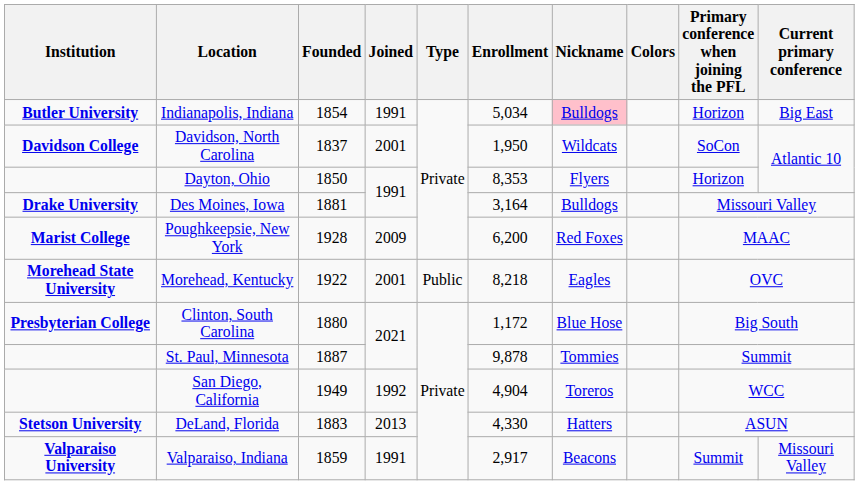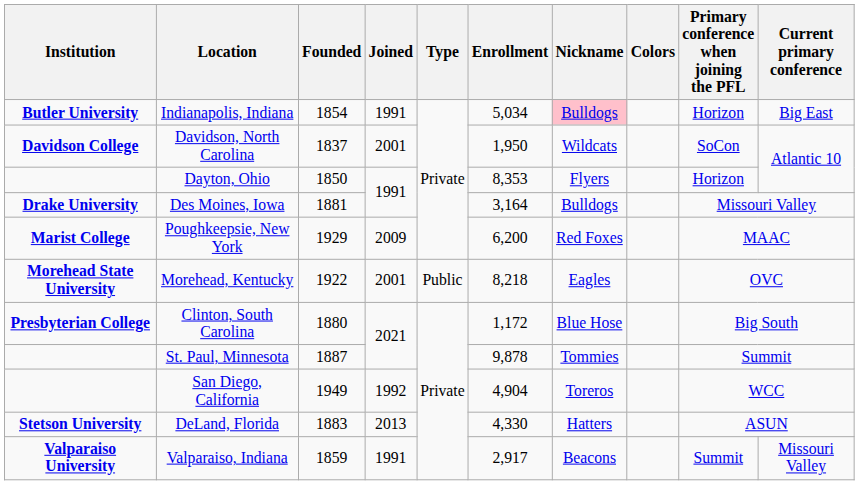(332, 238) 1928 -> (332, 238) 1929
